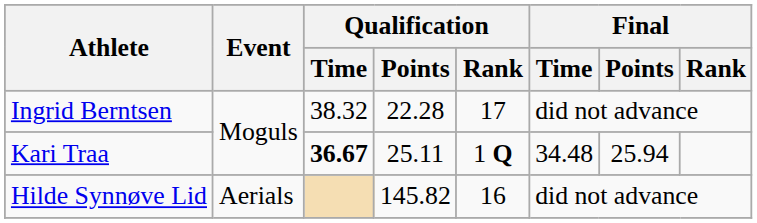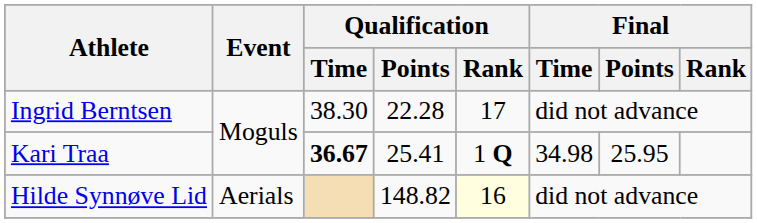(339, 111) 38.32 -> (339, 111) 38.30
(415, 153) 25.11 -> (415, 153) 25.41
(564, 153) 34.48 -> (564, 153) 34.98
(640, 153) 25.94 -> (640, 153) 25.95
(415, 196) 145.82 -> (415, 196) 148.82
(493, 196) no background -> (493, 196) lightyellow background
